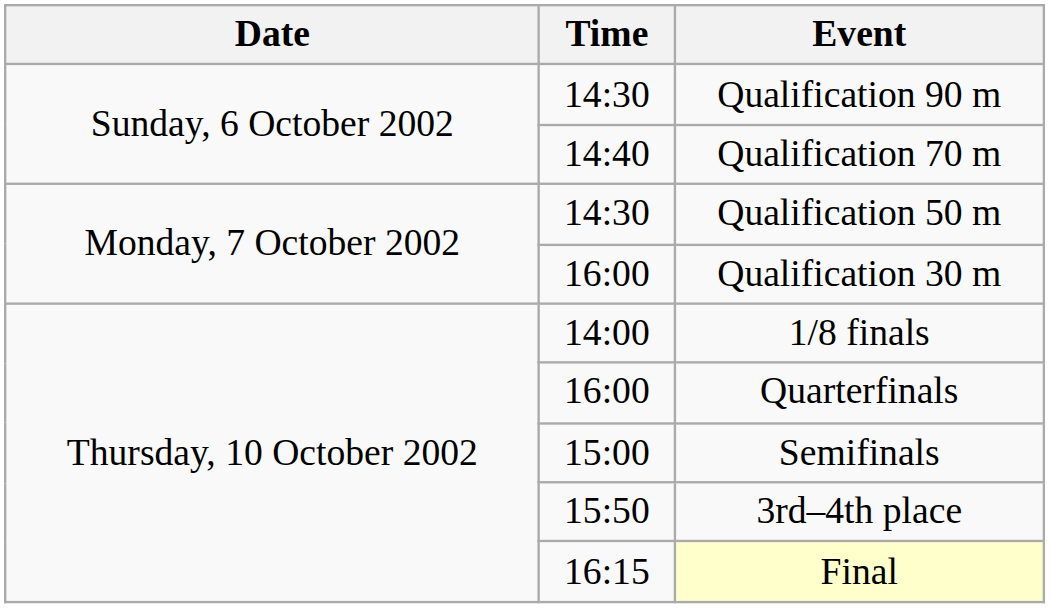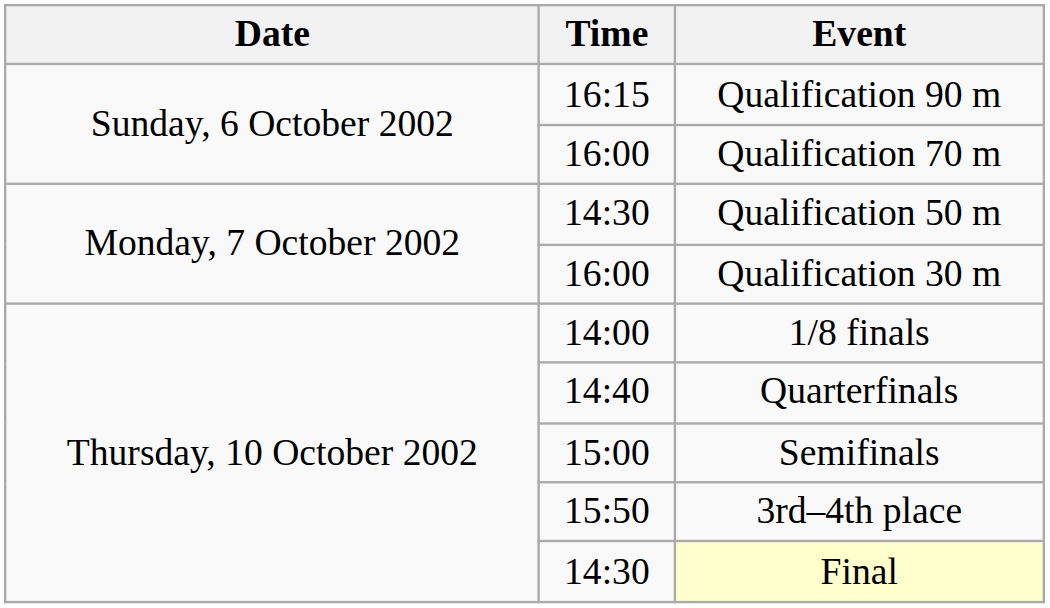(607, 93) 14:30 -> (607, 93) 16:15
(607, 153) 14:40 -> (607, 153) 16:00
(607, 392) 16:00 -> (607, 392) 14:40
(607, 570) 16:15 -> (607, 570) 14:30
